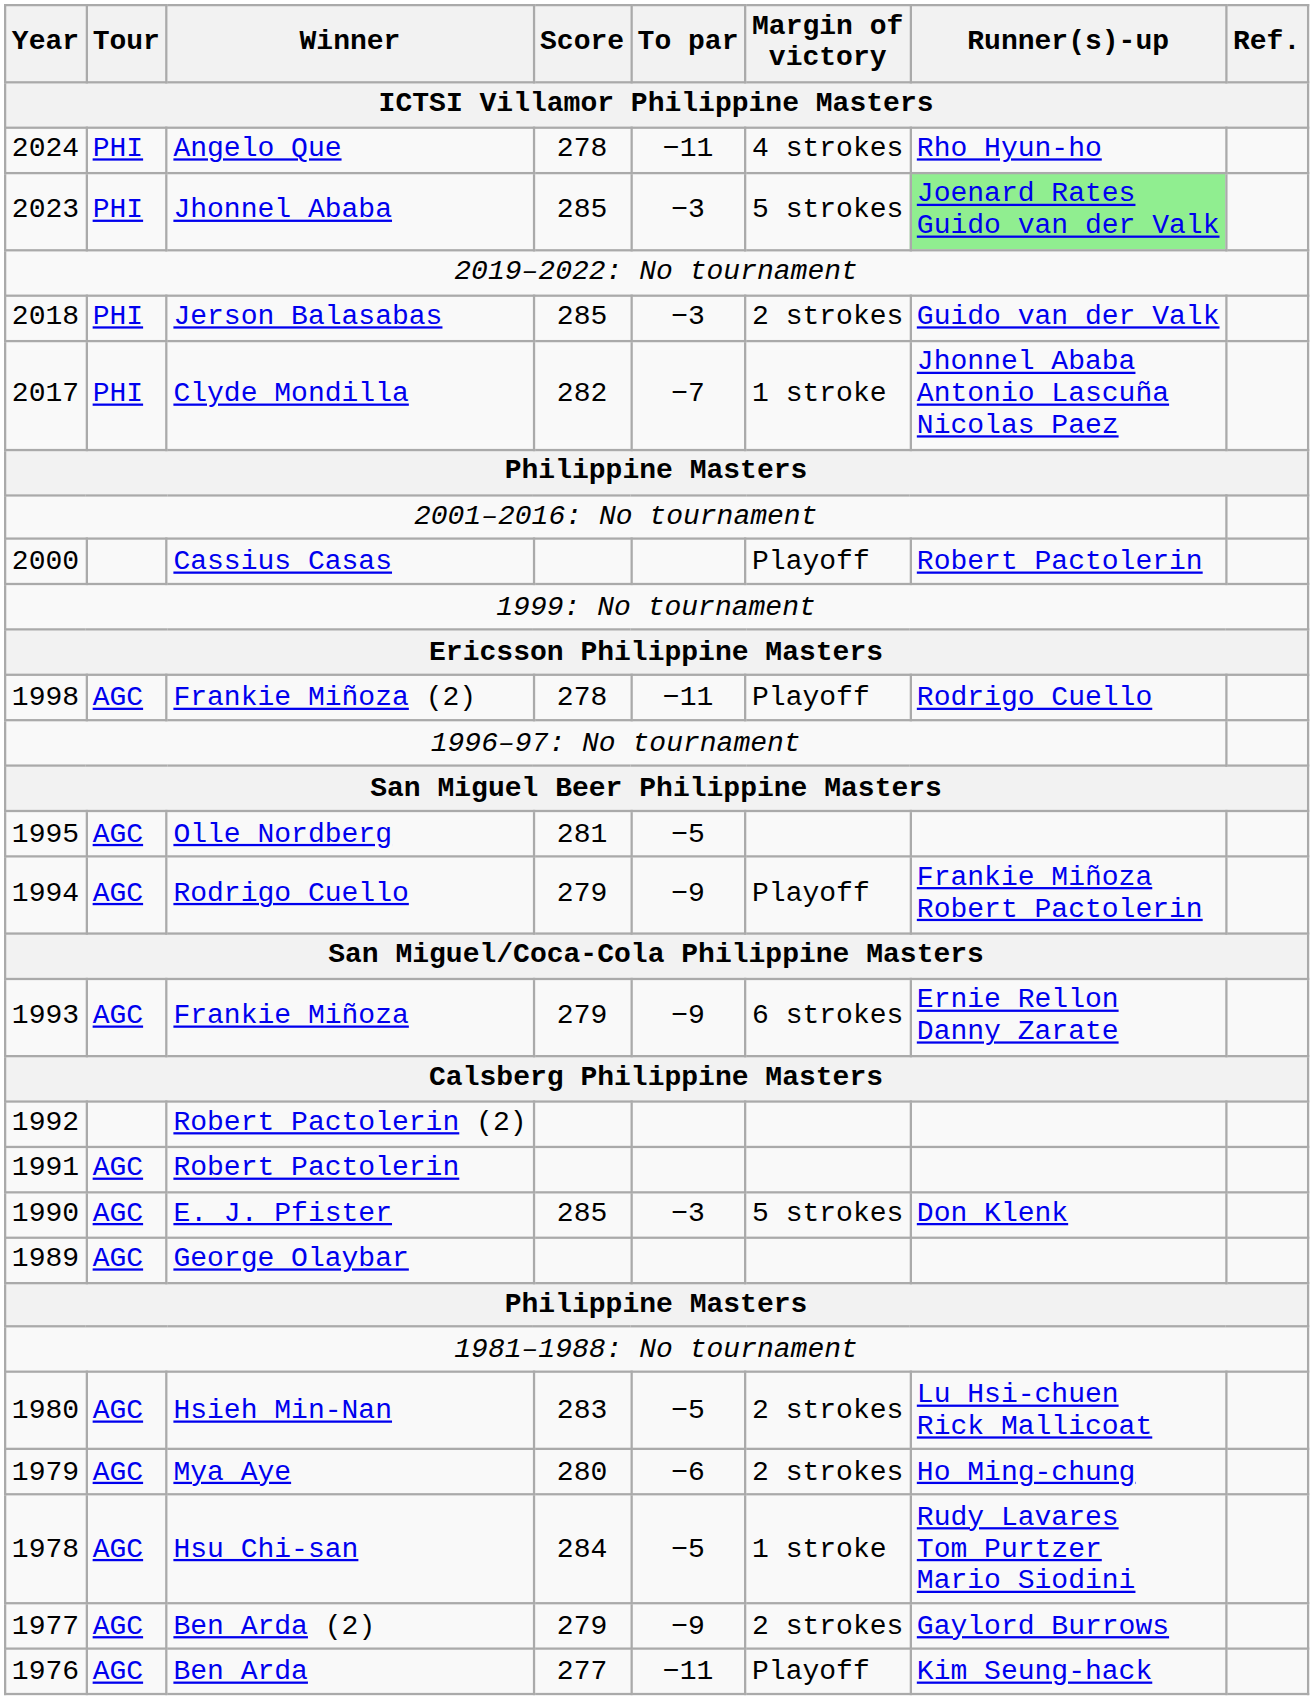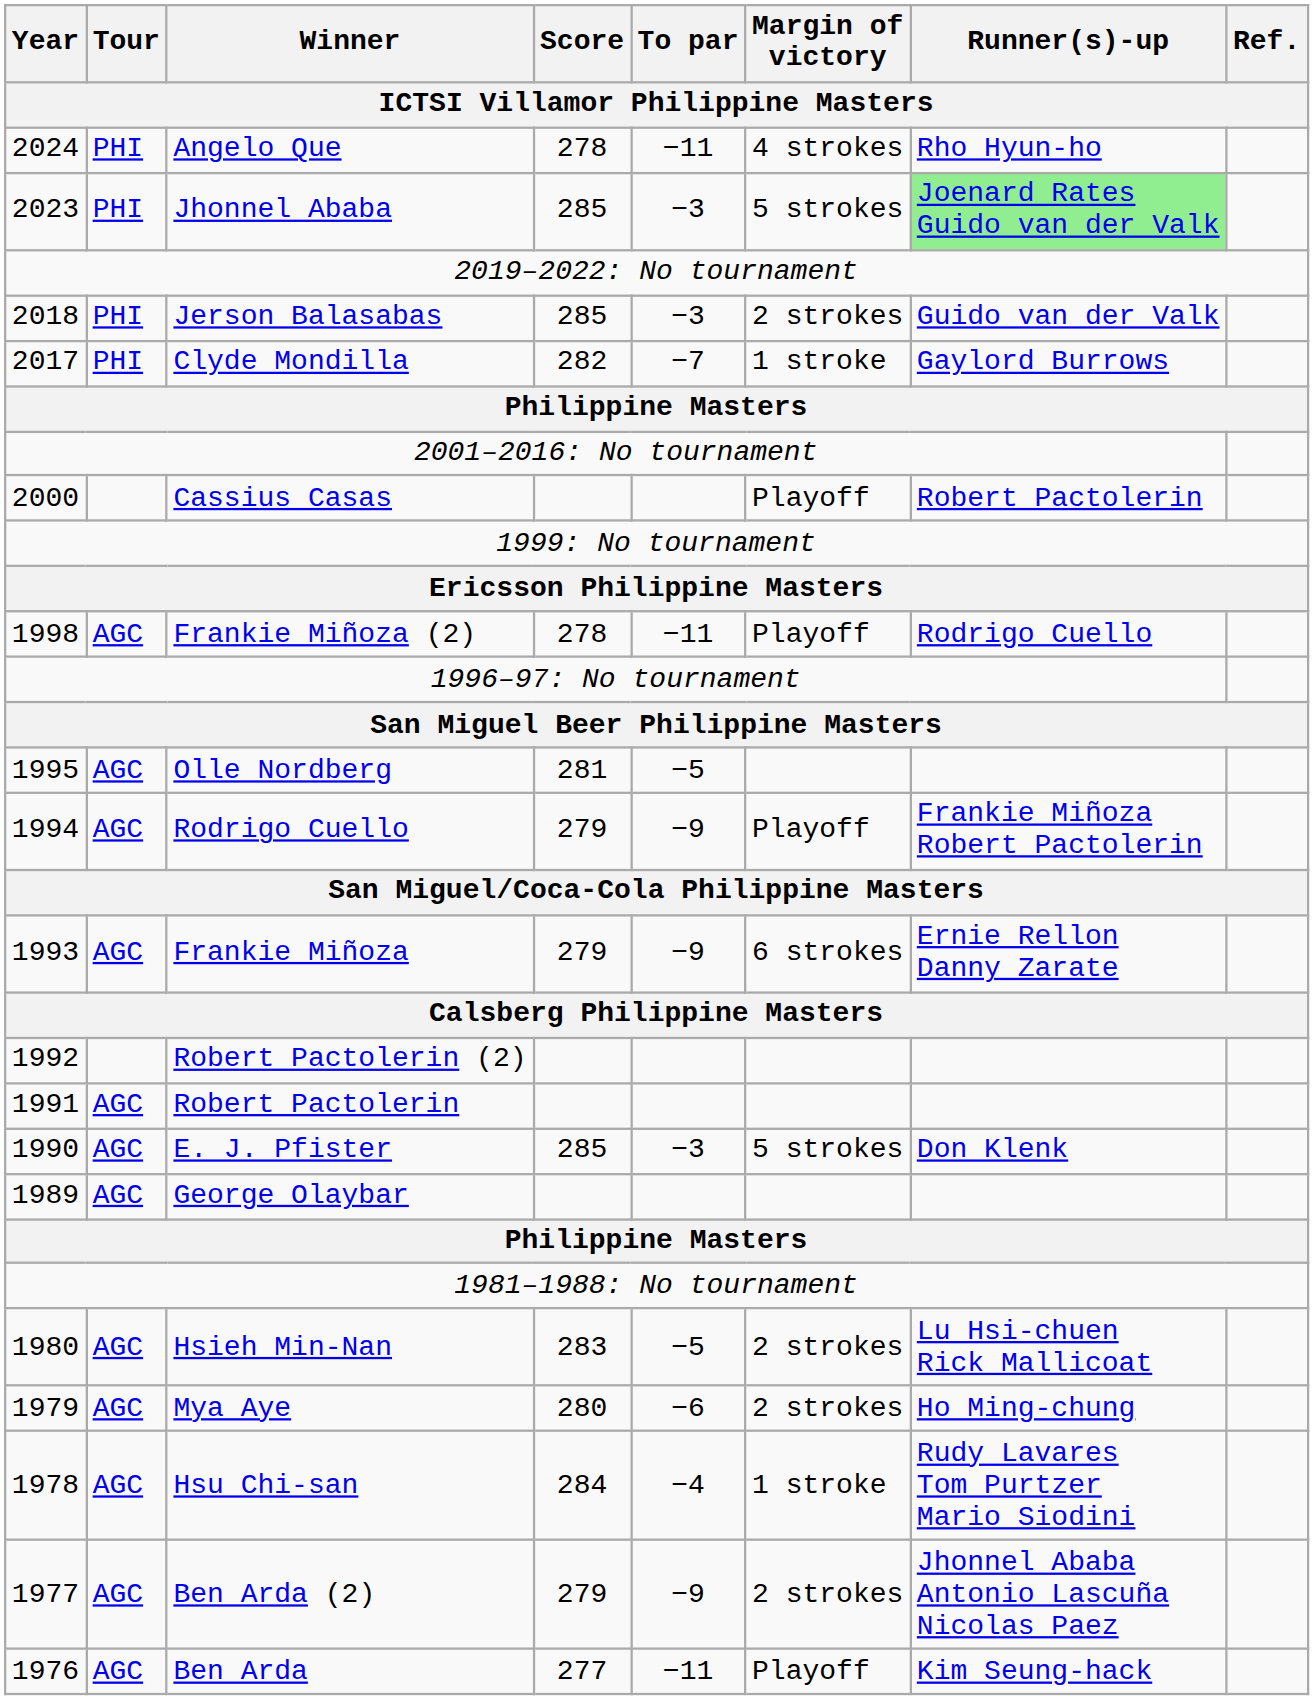(1043, 395) Jhonnel Ababa Antonio Lascuña Nicolas Paez -> (1043, 363) Gaylord Burrows
(688, 1550) −5 -> (688, 1486) −4
(1043, 1627) Gaylord Burrows -> (1043, 1595) Jhonnel Ababa Antonio Lascuña Nicolas Paez
